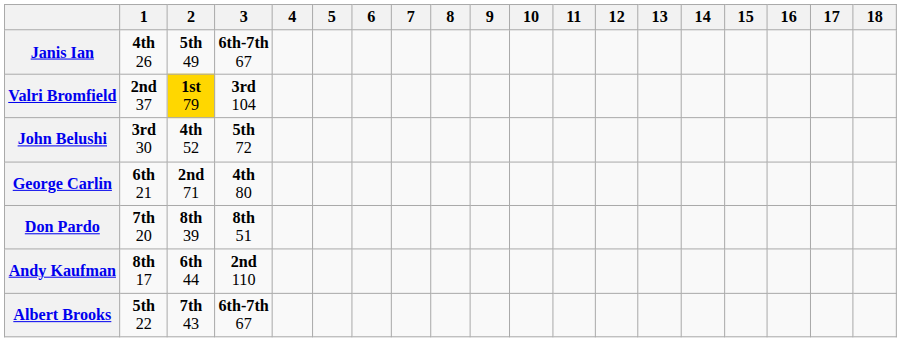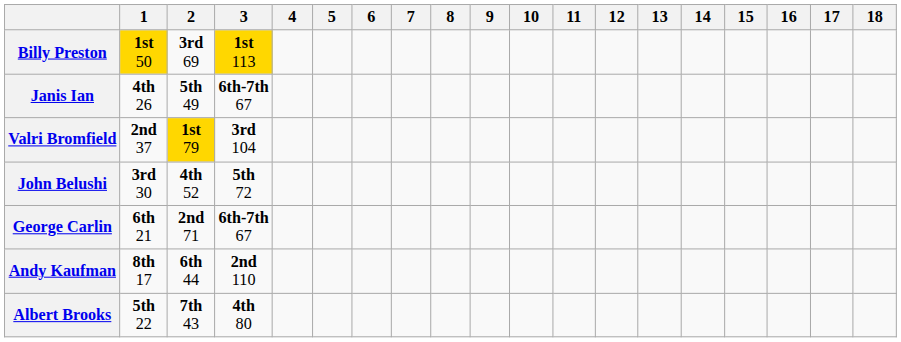+ row: (62, 52)
(244, 183) 4th 80 -> (244, 227) 6th-7th 67
- row: (62, 227)
(244, 314) 6th-7th 67 -> (244, 314) 4th 80
